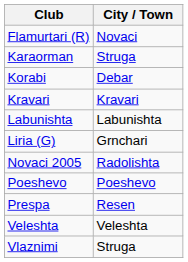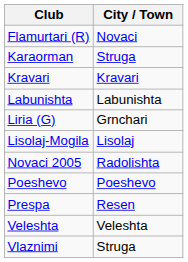- row: (27, 78)
+ row: (48, 141)
